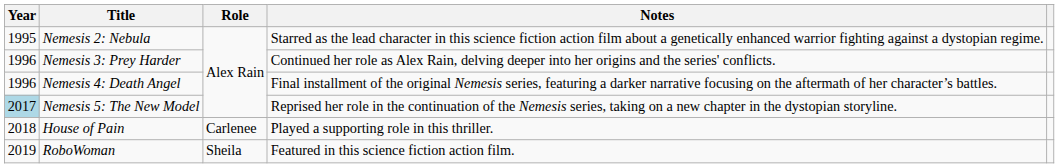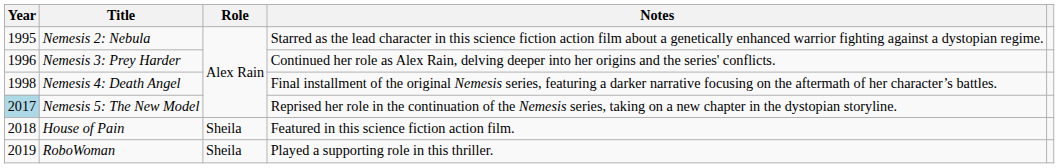(22, 83) 1996 -> (22, 83) 1998
(231, 128) Carlenee -> (224, 128) Sheila
(382, 128) Played a supporting role in this thriller. -> (393, 128) Featured in this science fiction action film.
(393, 151) Featured in this science fiction action film. -> (382, 151) Played a supporting role in this thriller.
